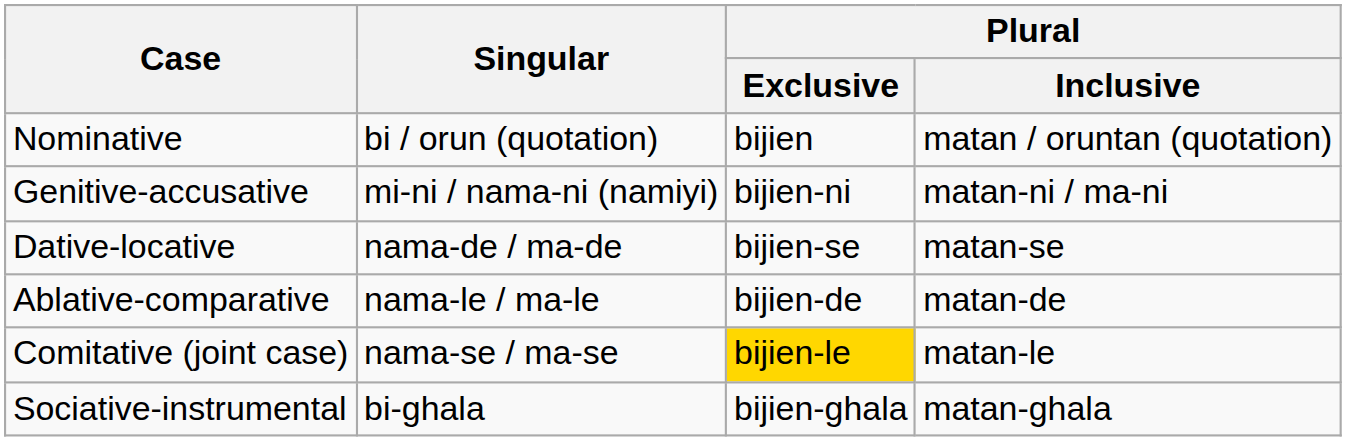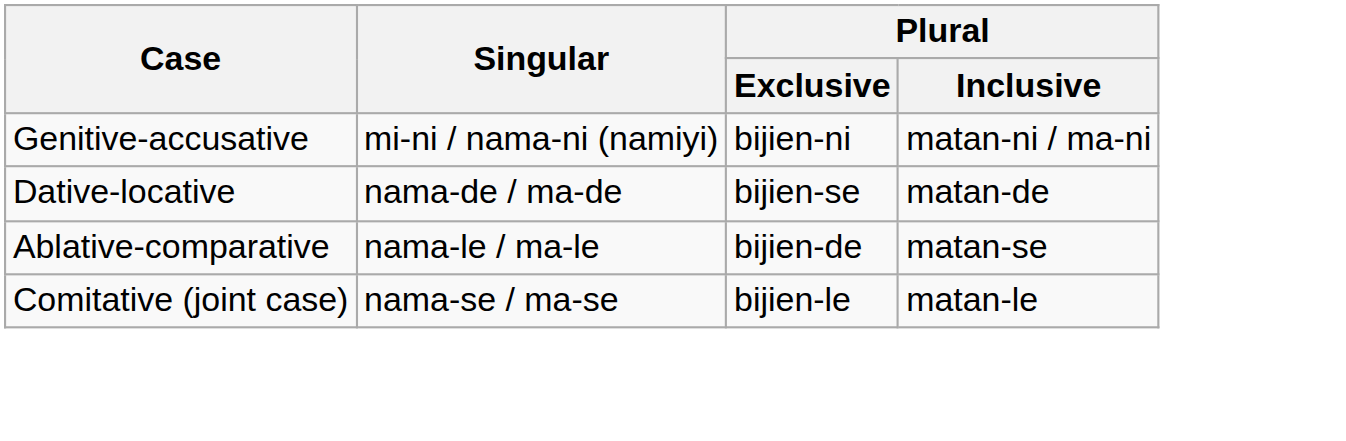- row: (98, 138)
(994, 246) matan-se -> (978, 192) matan-de
(995, 300) matan-de -> (977, 246) matan-se
(792, 354) gold background -> (792, 300) no background
- row: (180, 407)
